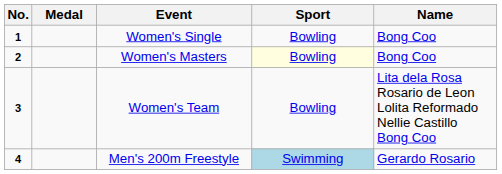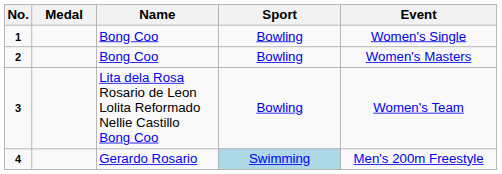columns swapped: (435, 15) <-> (174, 15)
(313, 57) lightyellow background -> (280, 57) no background
